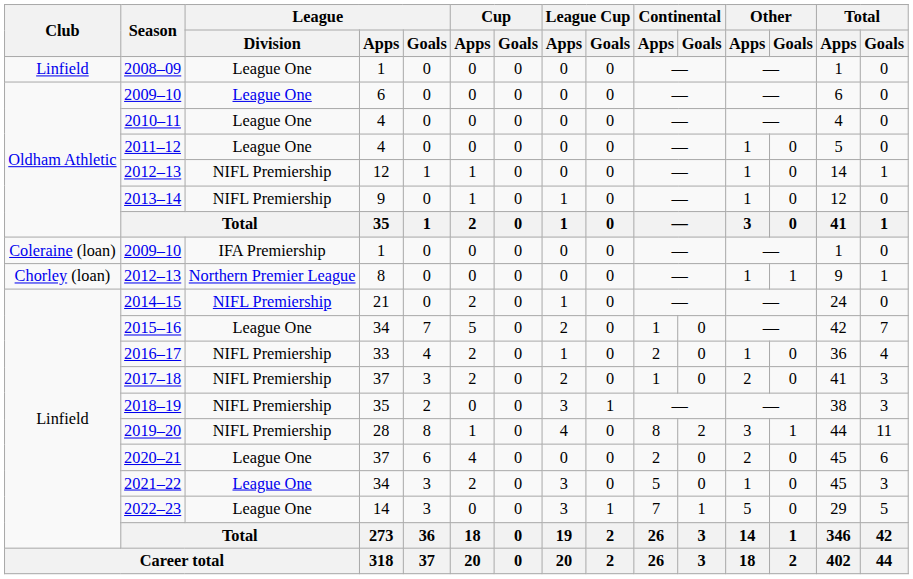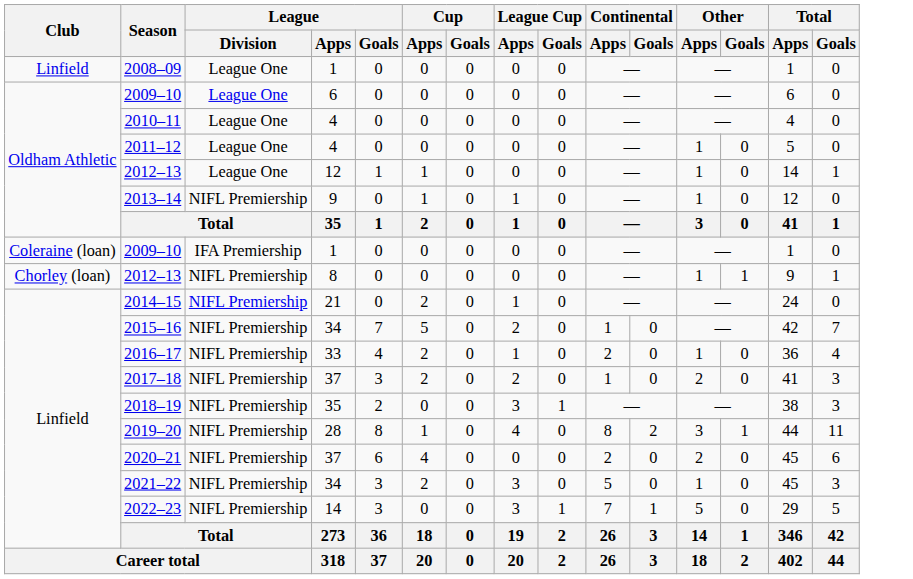(272, 172) NIFL Premiership -> (248, 172) League One
(272, 276) Northern Premier League -> (248, 276) NIFL Premiership
(272, 328) League One -> (248, 328) NIFL Premiership
(272, 457) League One -> (248, 457) NIFL Premiership
(272, 483) League One -> (248, 483) NIFL Premiership
(272, 509) League One -> (248, 509) NIFL Premiership
